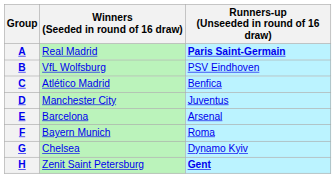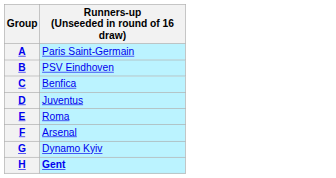- column: (113, 24)
(237, 51) bold -> (88, 51) normal
(205, 116) Arsenal -> (56, 116) Roma
(201, 133) Roma -> (59, 133) Arsenal
